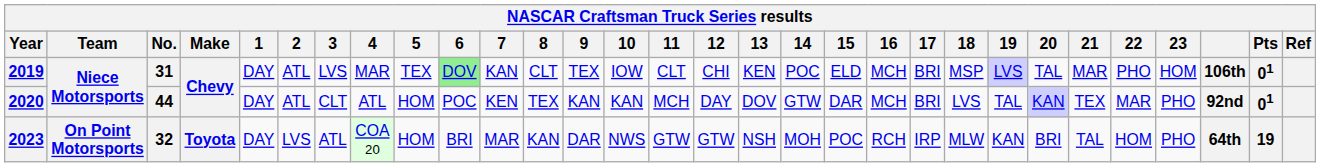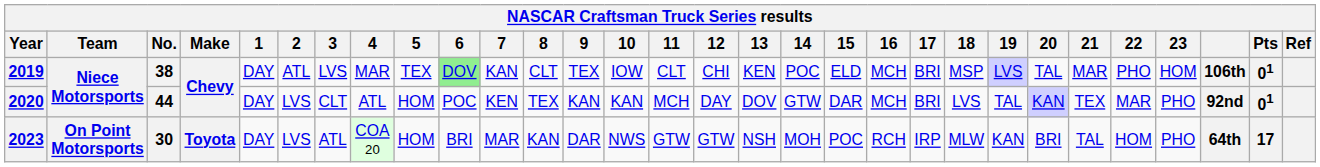(164, 72) 31 -> (164, 72) 38
(296, 102) ATL -> (296, 102) LVS
(164, 139) 32 -> (164, 139) 30
(1266, 139) 19 -> (1266, 139) 17
